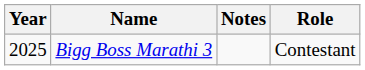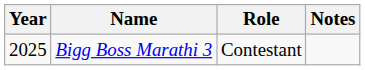columns swapped: (315, 19) <-> (243, 19)
